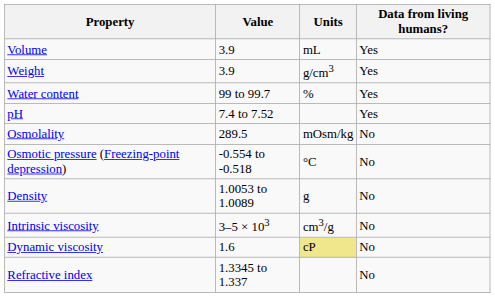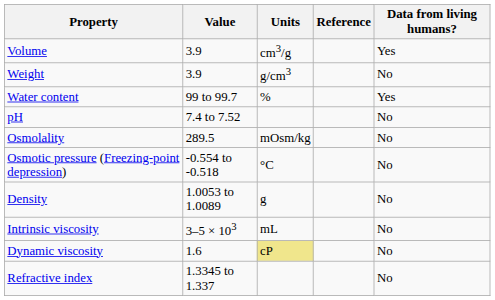+ column: (344, 21)
(312, 49) mL -> (276, 51) cm3/g
(369, 71) Yes -> (385, 74) No
(369, 113) Yes -> (385, 117) No
(318, 225) cm3/g -> (269, 228) mL
